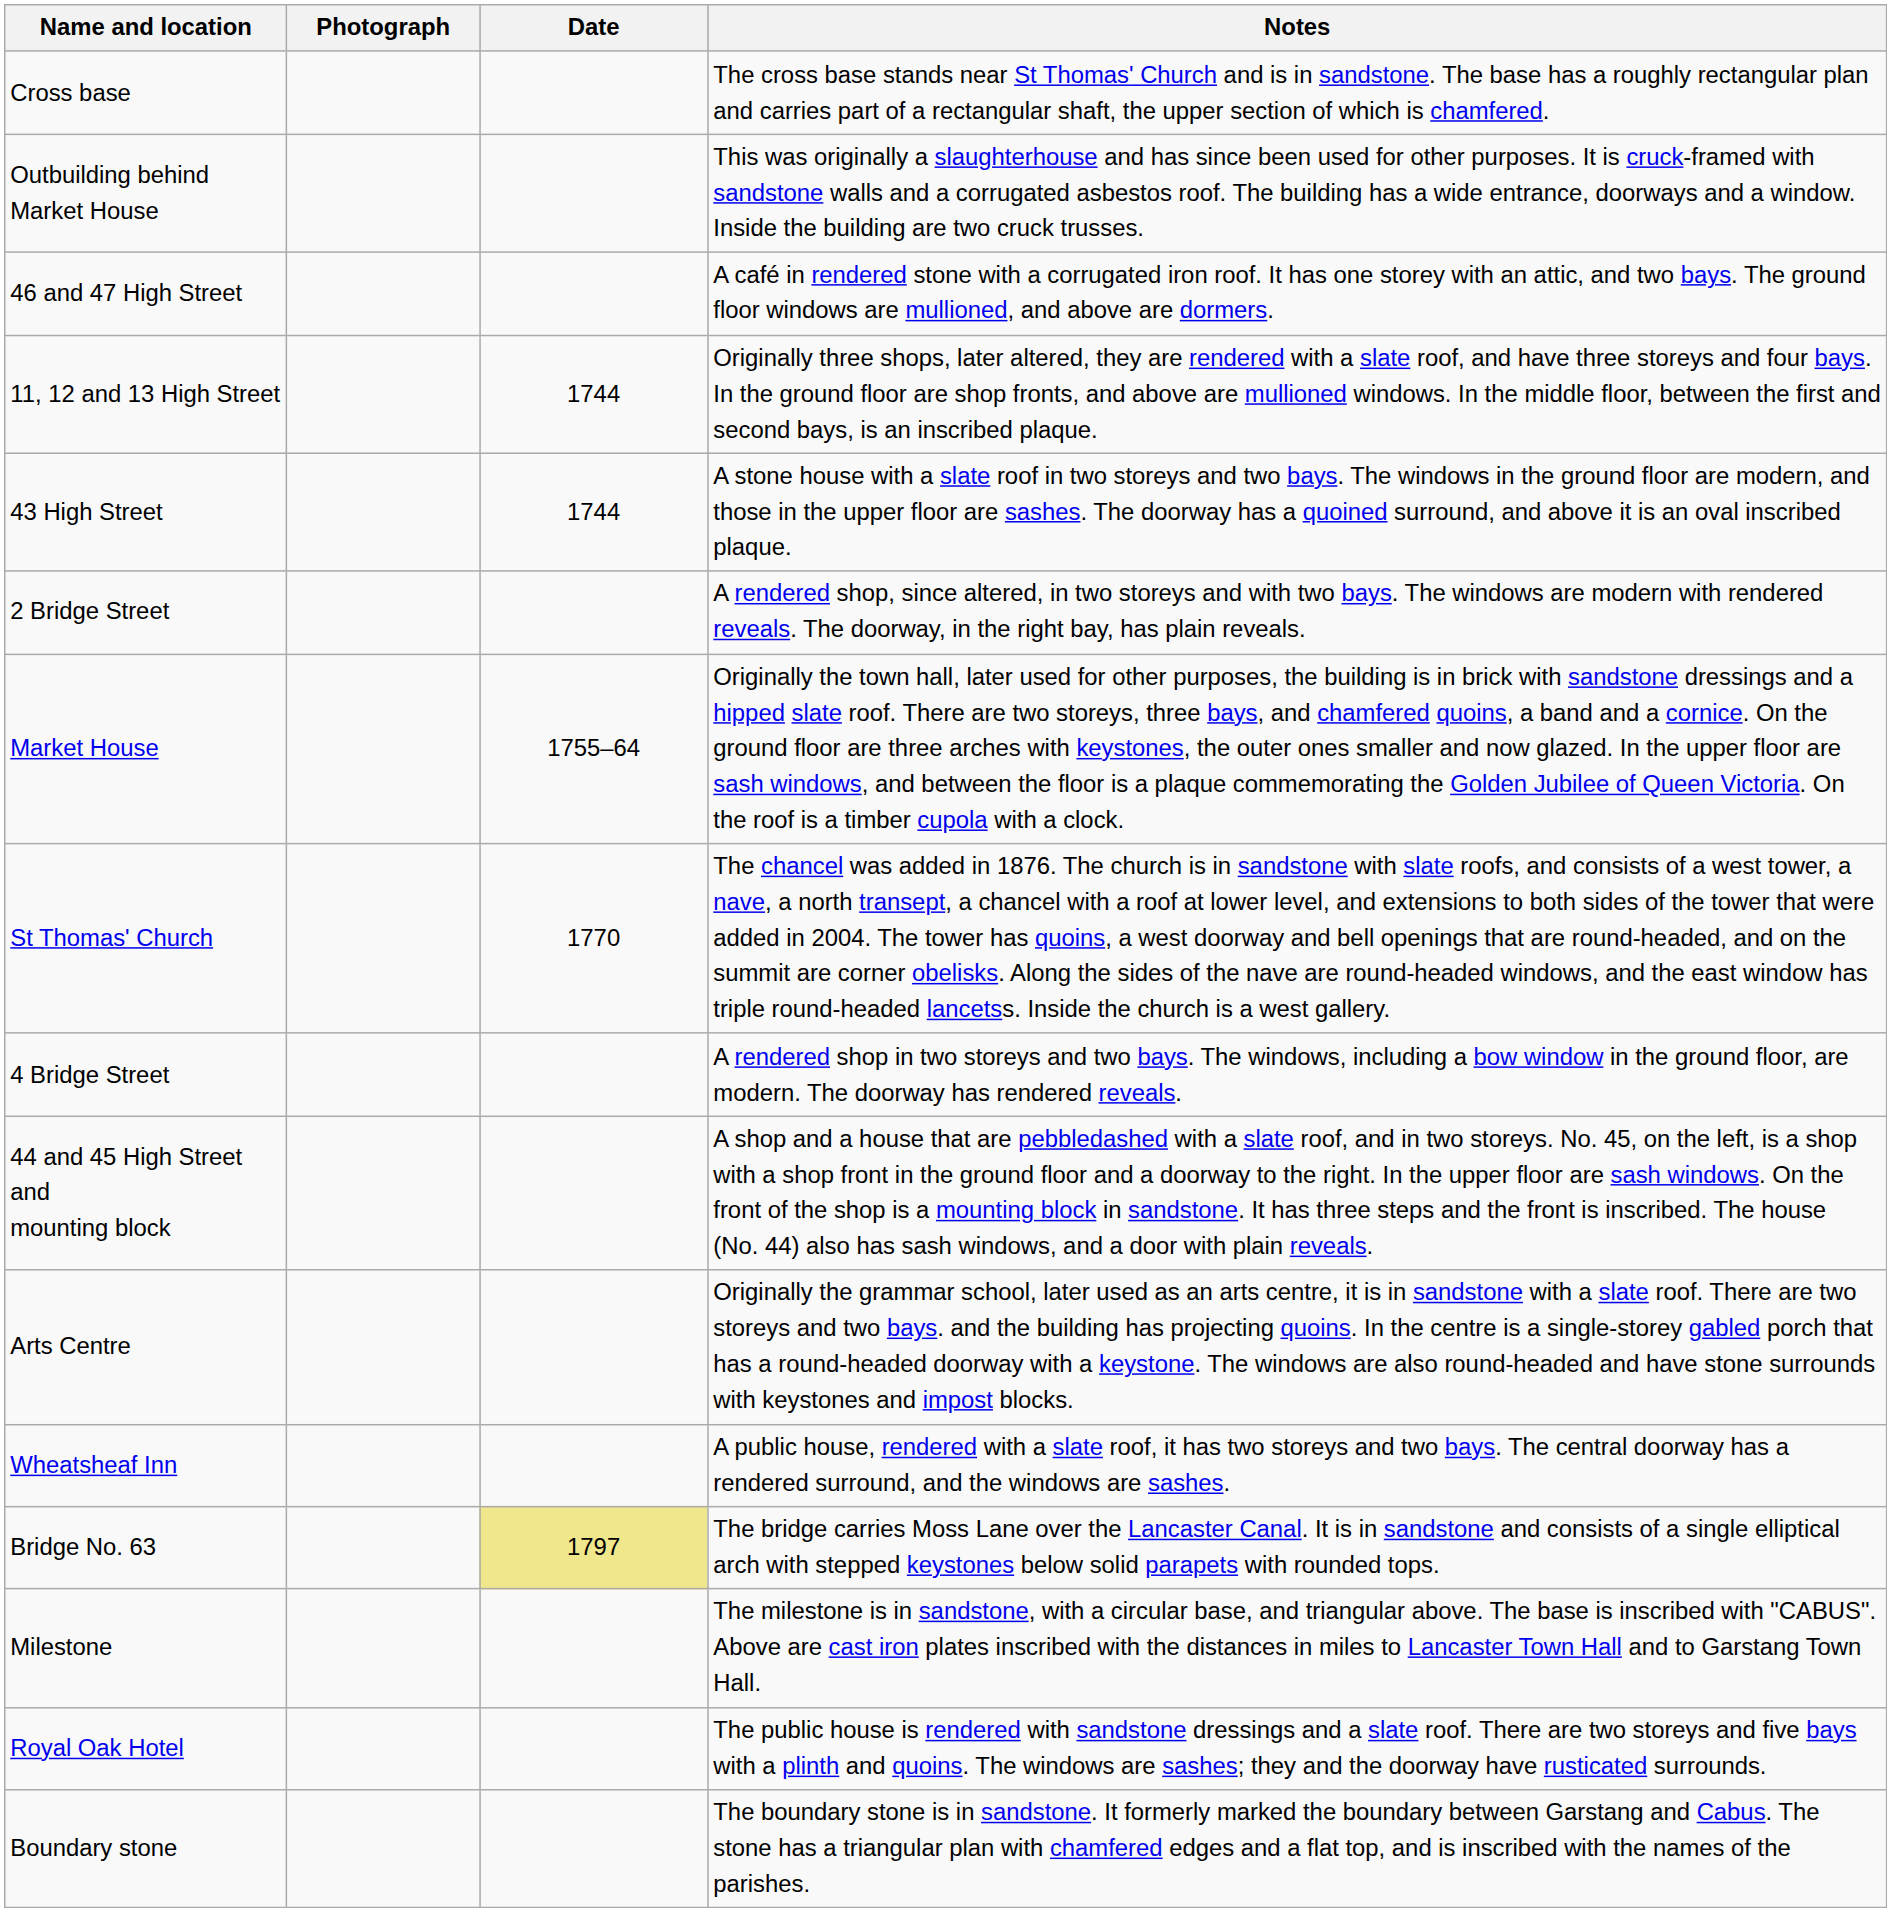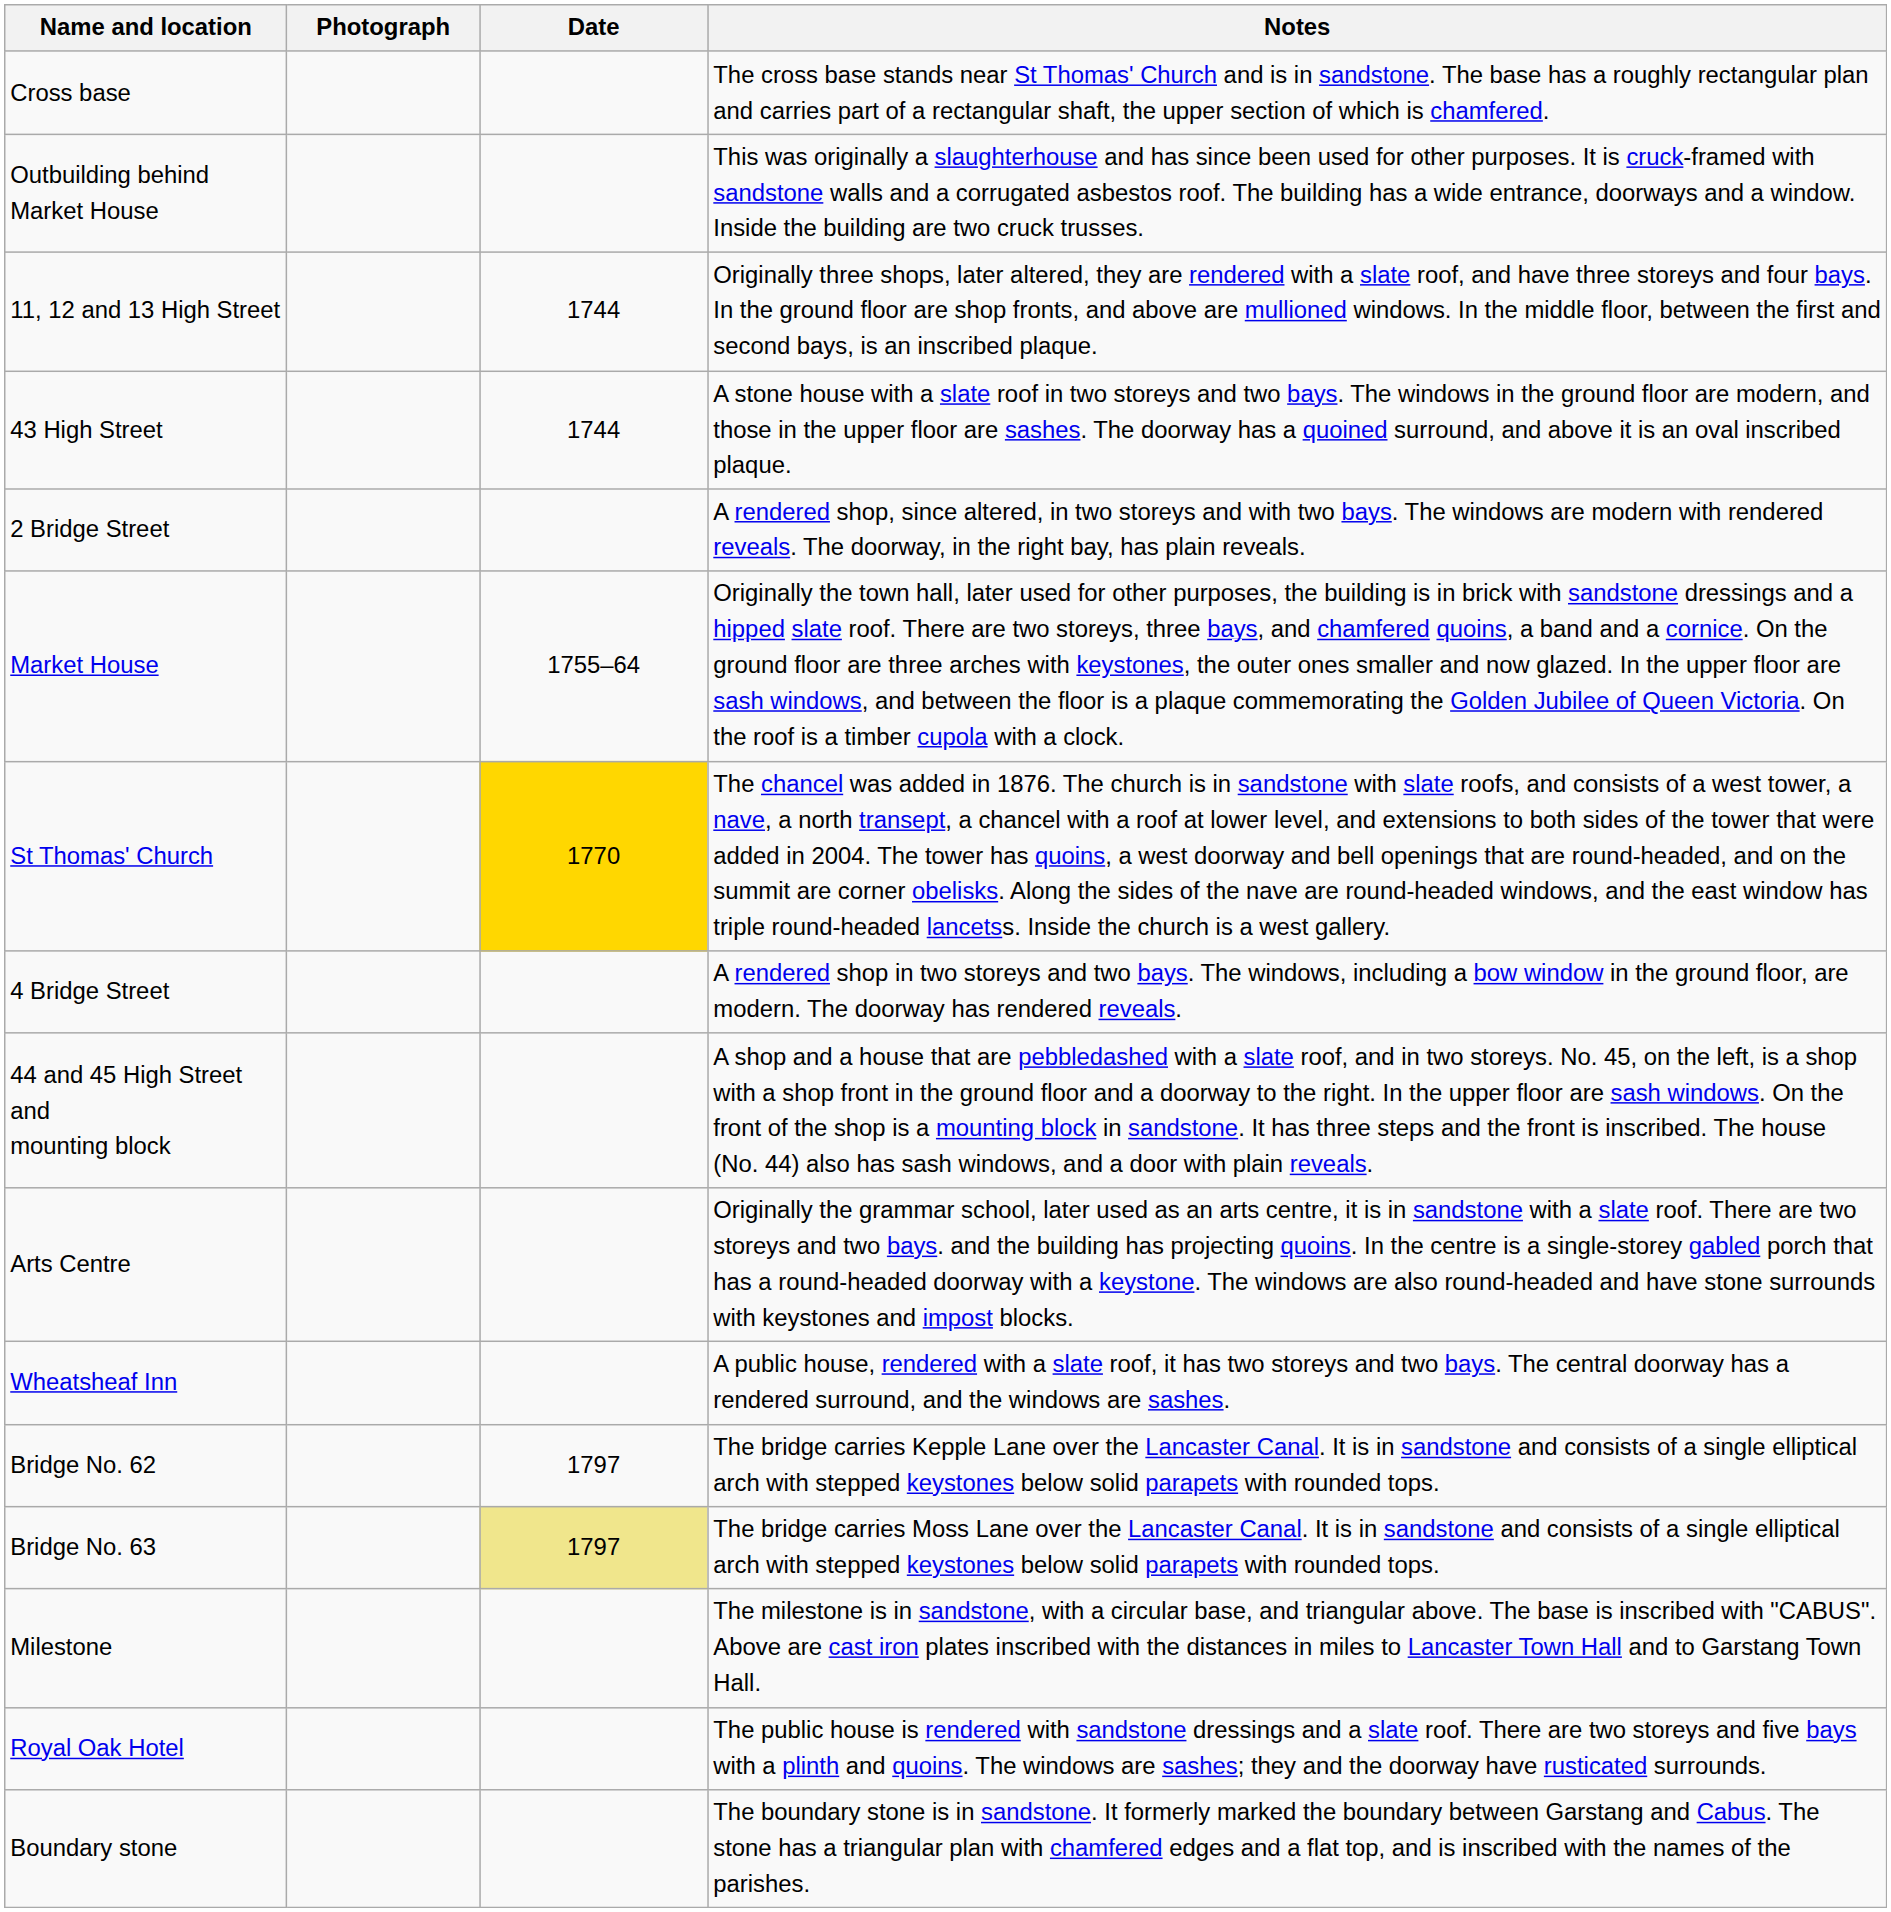- row: (126, 293)
(594, 938) no background -> (594, 855) gold background
+ row: (83, 1464)
